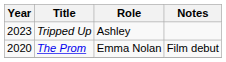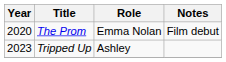rows swapped: (62, 48) <-> (64, 31)
